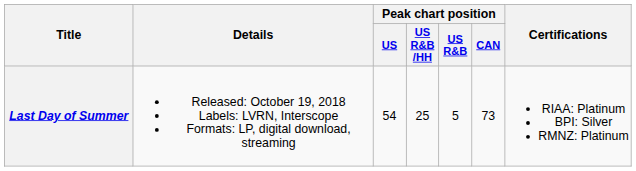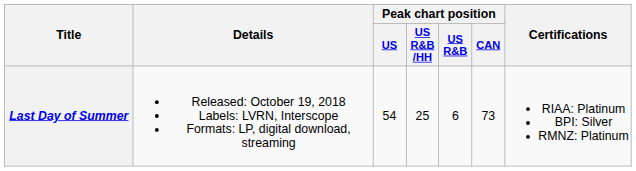(455, 116) 5 -> (455, 116) 6
